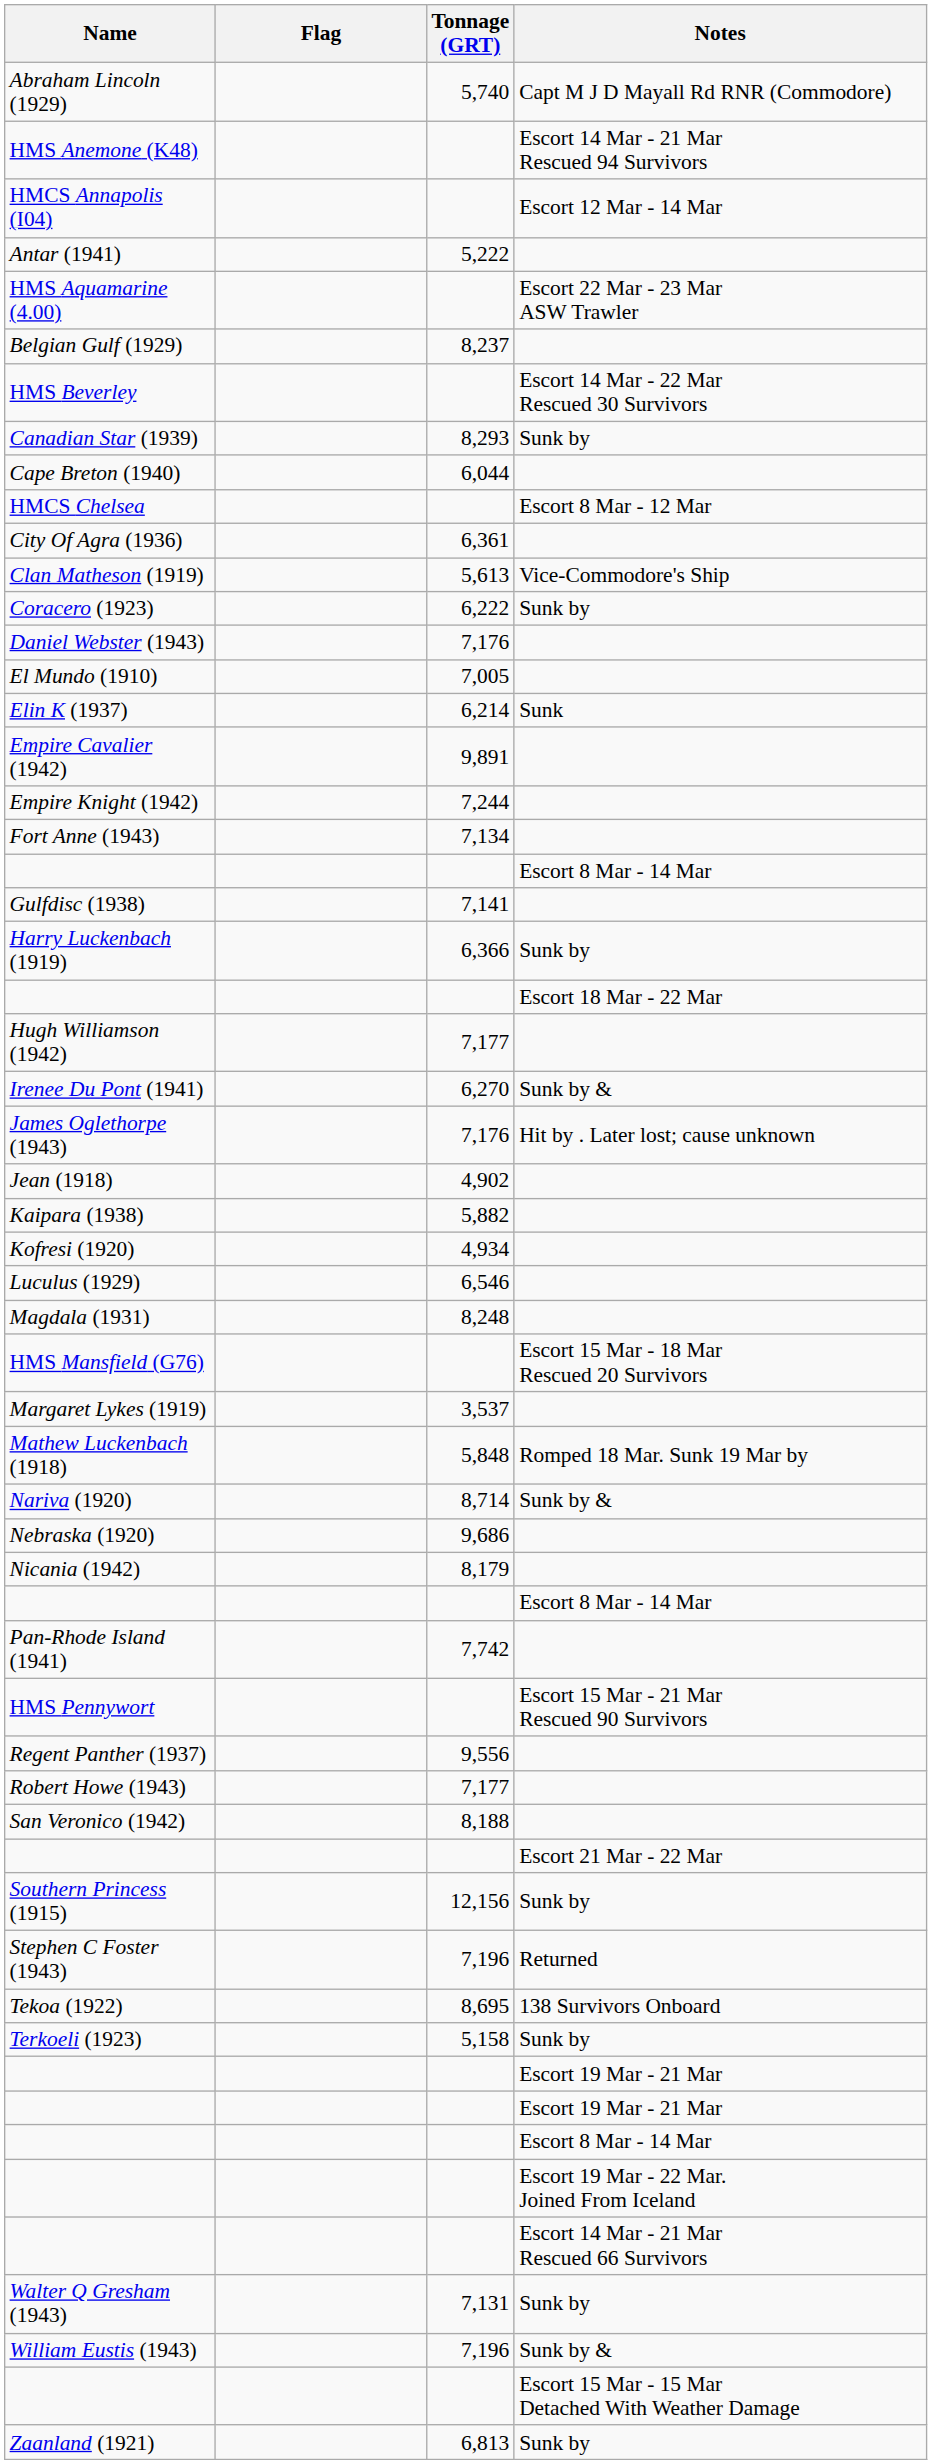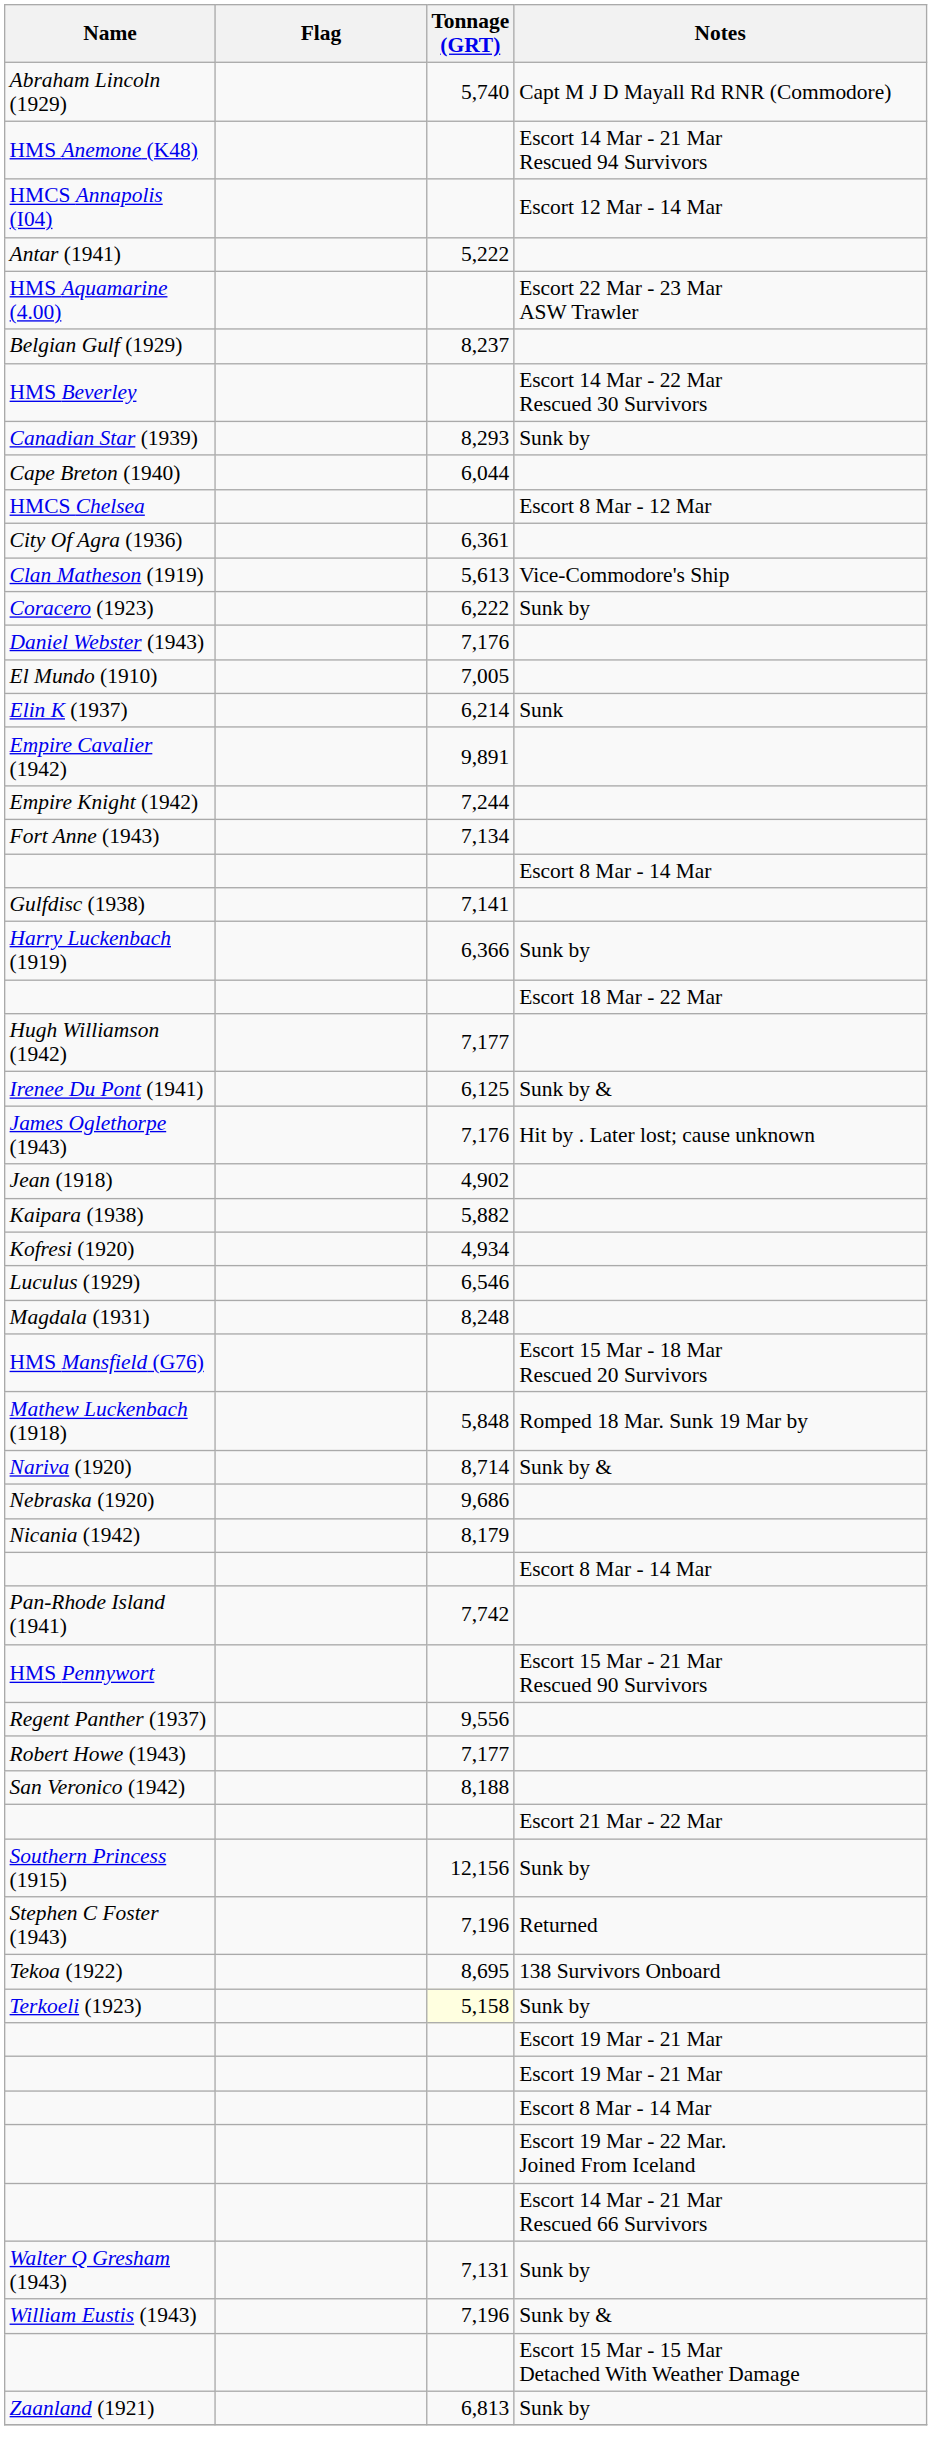(485, 1088) 6,270 -> (485, 1088) 6,125
- row: (108, 1408)
(485, 2039) no background -> (485, 2005) lightyellow background
